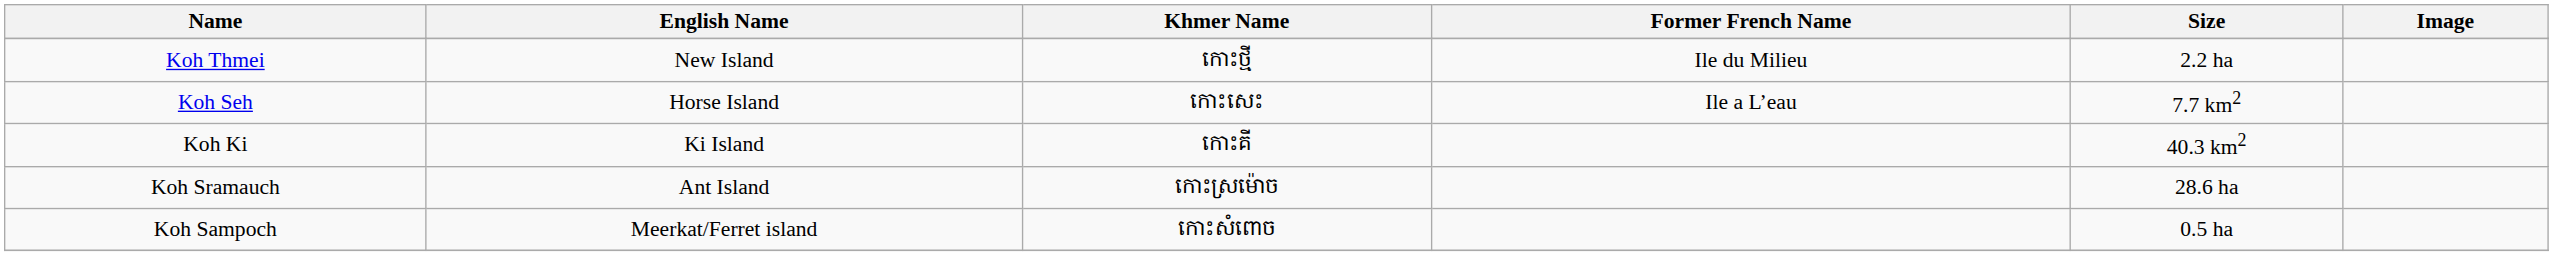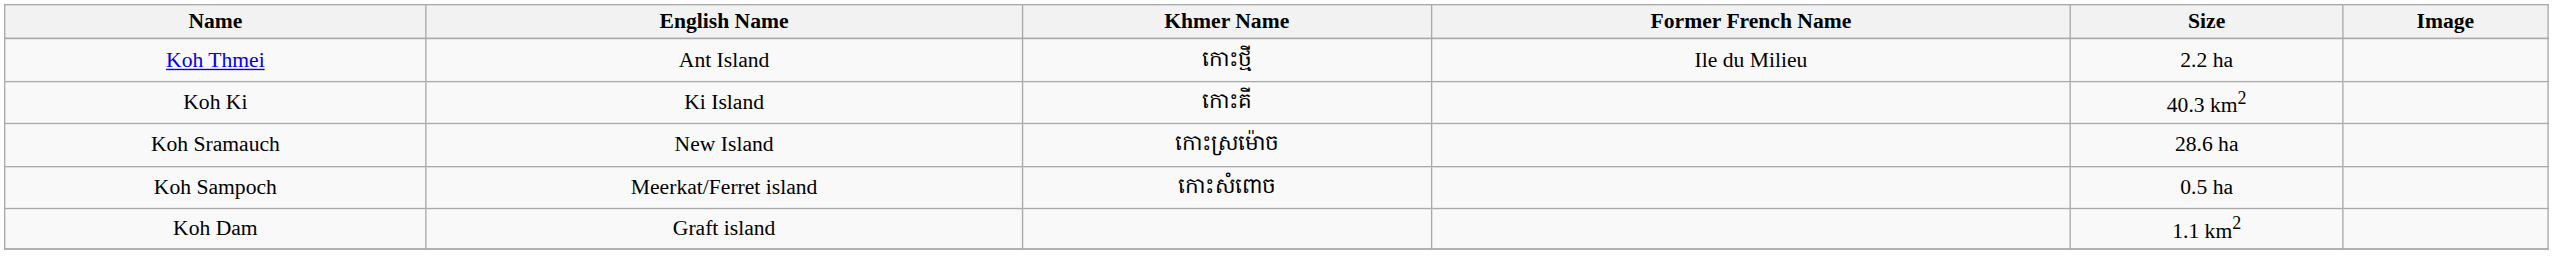(724, 59) New Island -> (724, 59) Ant Island
- row: (215, 102)
(724, 187) Ant Island -> (724, 144) New Island
+ row: (215, 228)
